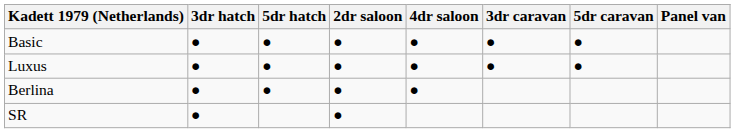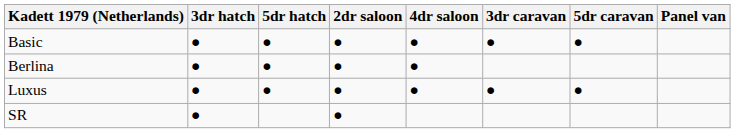rows swapped: (27, 66) <-> (31, 90)
